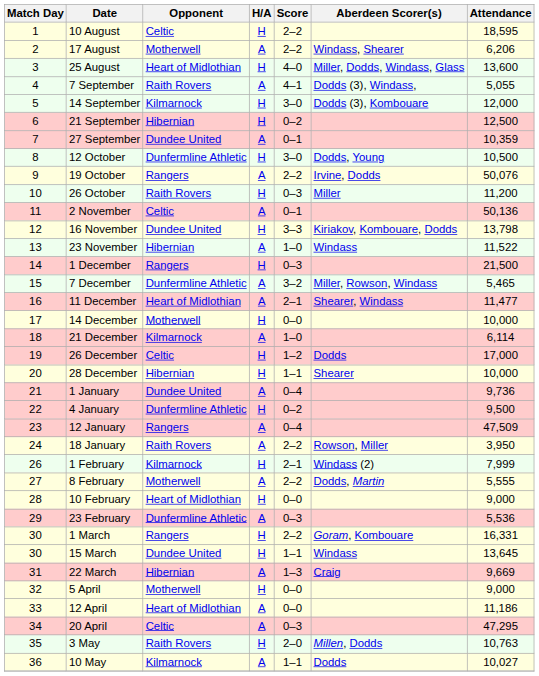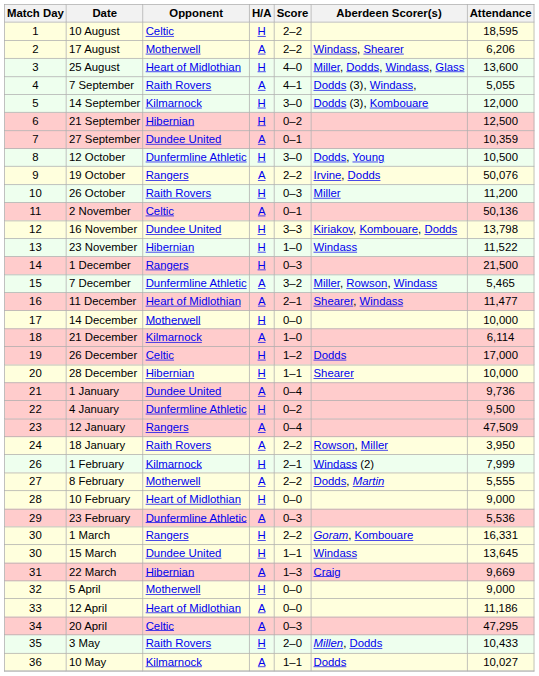(262, 247) A -> (262, 247) H
(501, 644) 10,763 -> (501, 644) 10,433
